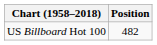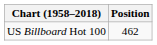(130, 31) 482 -> (130, 31) 462
